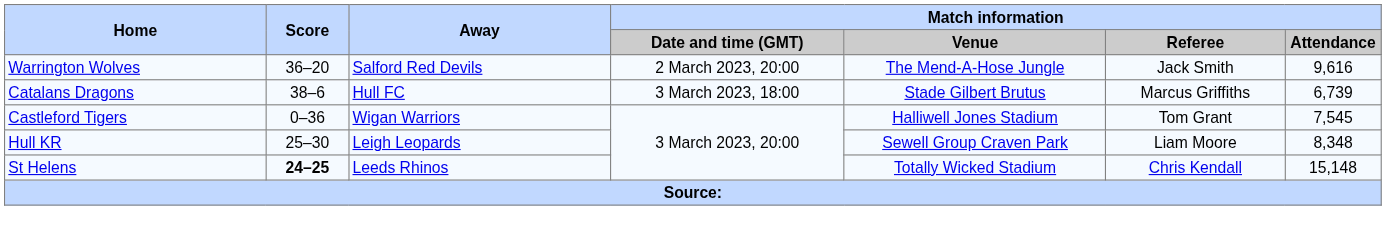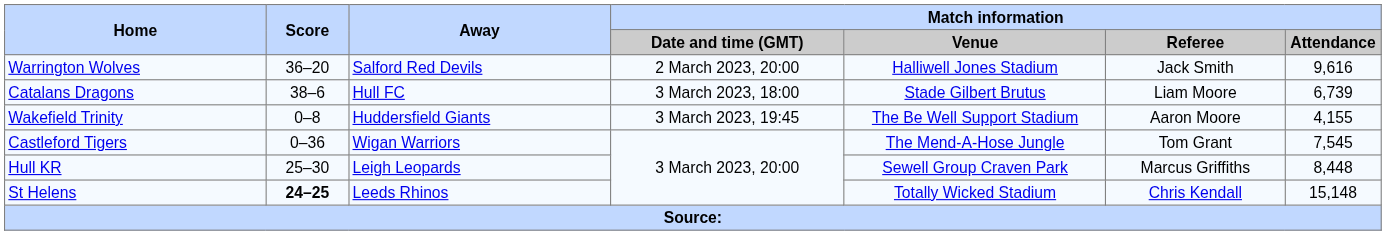(975, 67) The Mend-A-Hose Jungle -> (975, 67) Halliwell Jones Stadium
(1195, 92) Marcus Griffiths -> (1195, 92) Liam Moore
+ row: (66, 117)
(975, 117) Halliwell Jones Stadium -> (975, 142) The Mend-A-Hose Jungle
(1195, 142) Liam Moore -> (1195, 168) Marcus Griffiths
(1333, 142) 8,348 -> (1333, 168) 8,448
